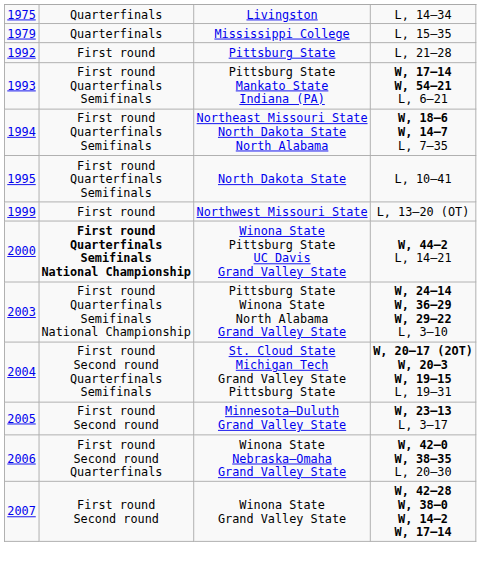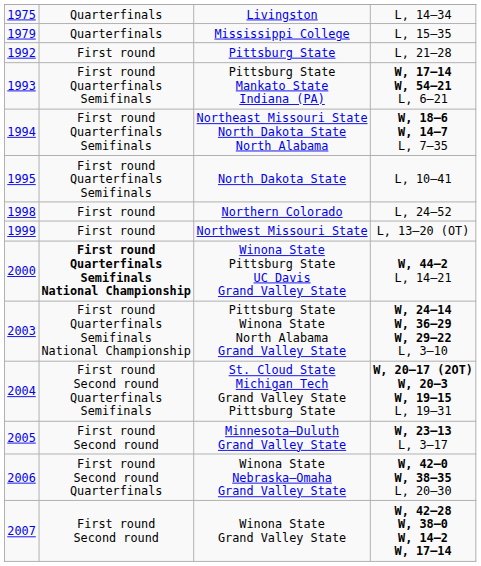+ row: (282, 212)
